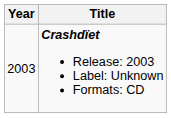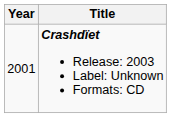(21, 68) 2003 -> (21, 68) 2001
